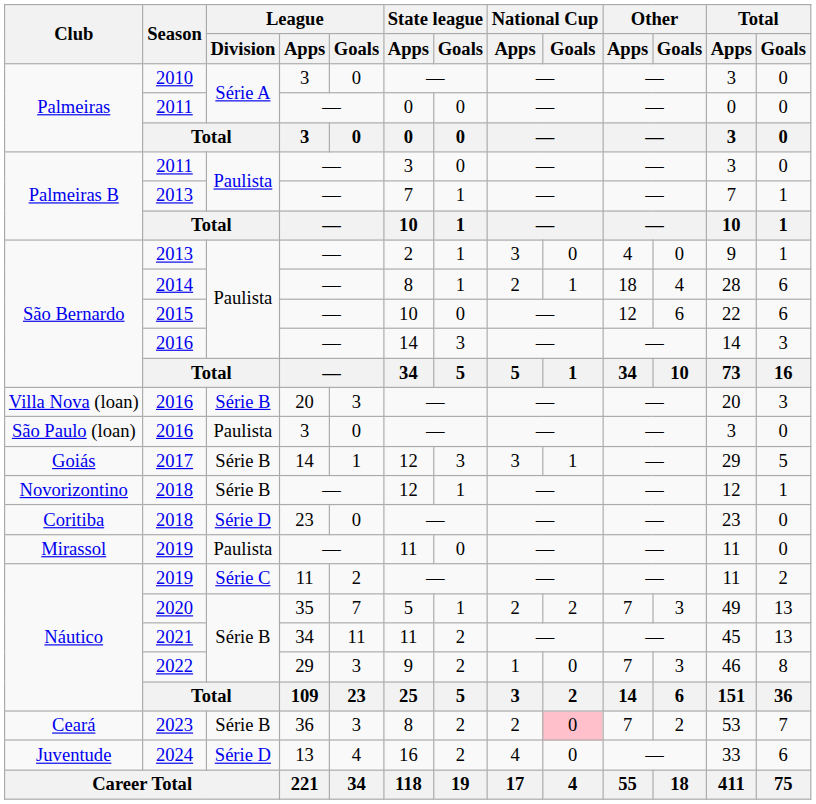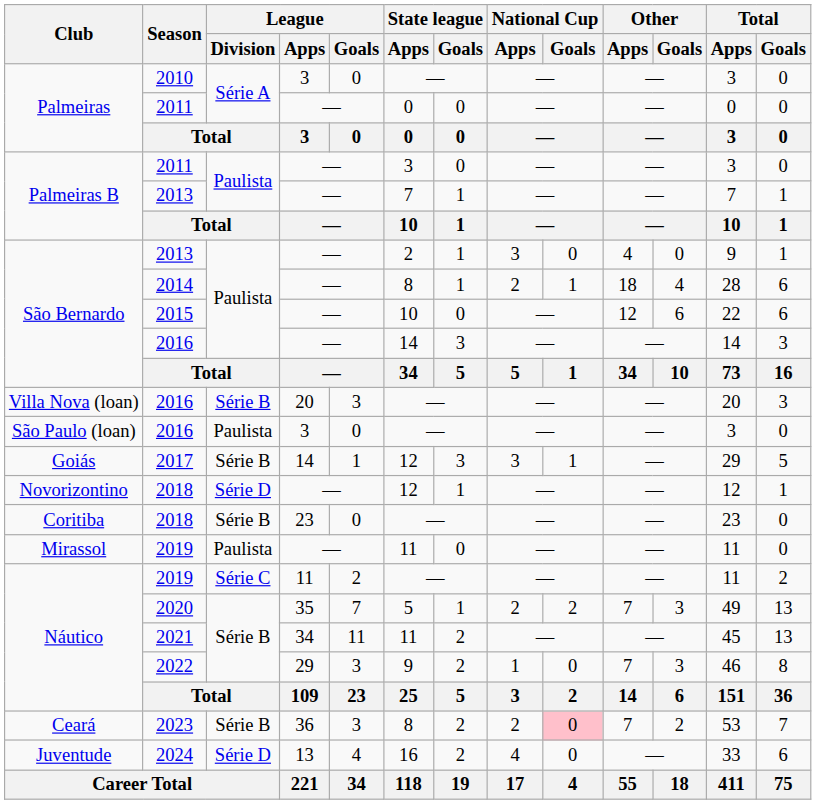(243, 490) Série B -> (243, 490) Série D
(243, 519) Série D -> (243, 519) Série B
